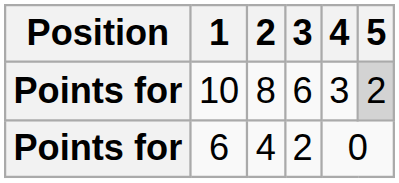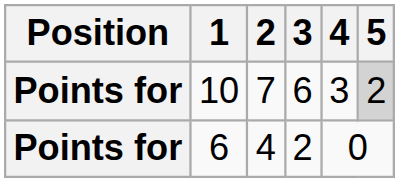(266, 90) 8 -> (266, 90) 7
